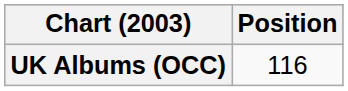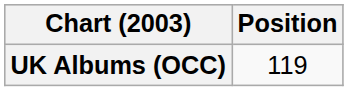(287, 64) 116 -> (287, 64) 119
